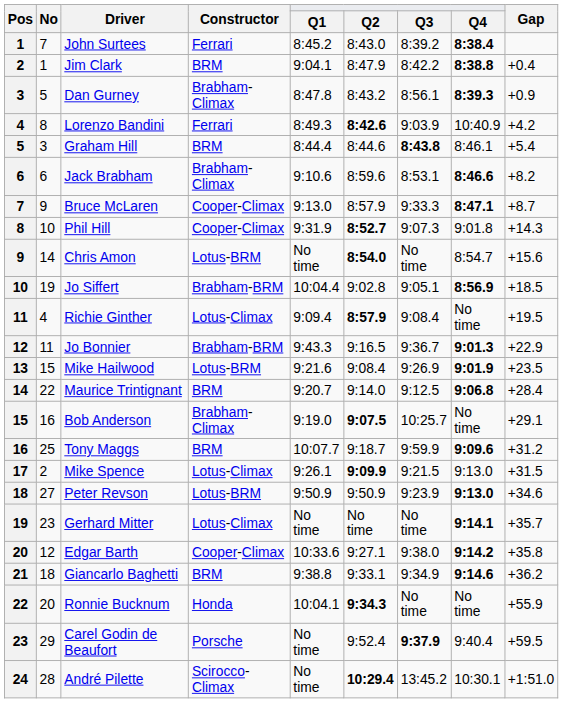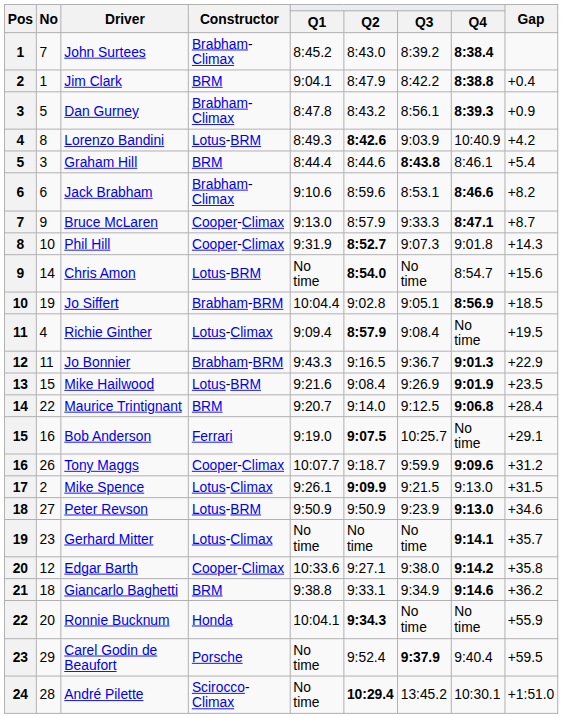(212, 44) Ferrari -> (222, 52) Brabham-Climax
(212, 125) Ferrari -> (226, 141) Lotus-BRM
(222, 420) Brabham-Climax -> (212, 436) Ferrari
(47, 450) 25 -> (47, 465) 26
(207, 450) BRM -> (238, 465) Cooper-Climax
